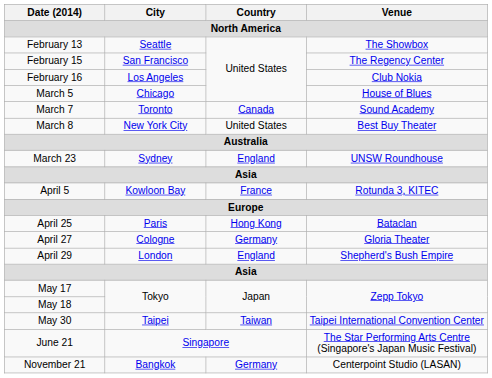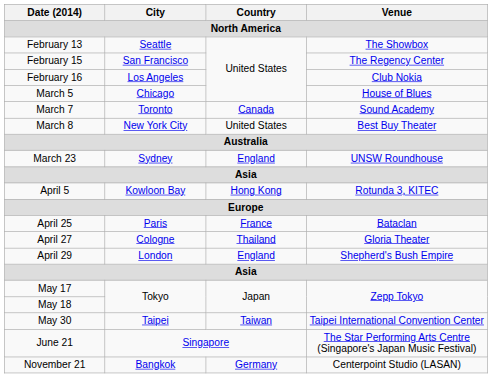(256, 191) France -> (256, 191) Hong Kong
(256, 223) Hong Kong -> (256, 223) France
(256, 239) Germany -> (256, 239) Thailand
